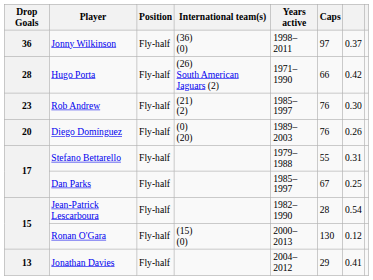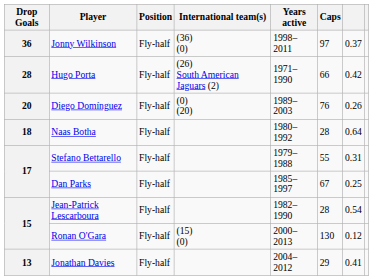- row: (76, 106)
+ row: (74, 132)
